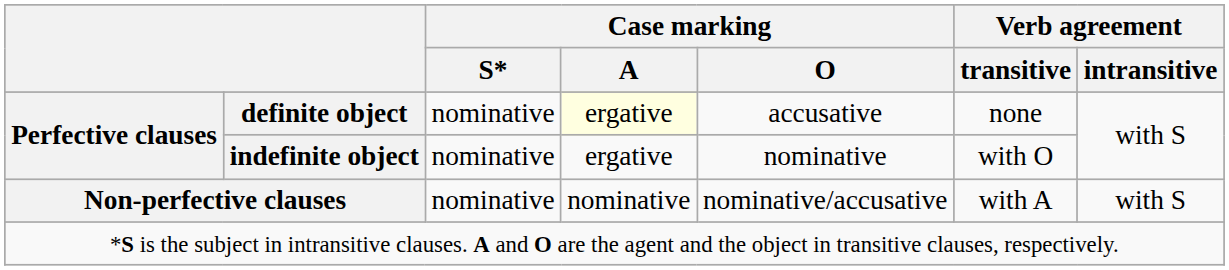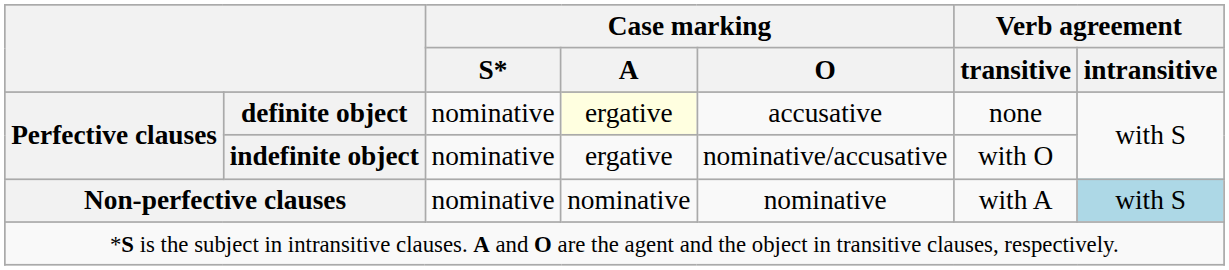(825, 156) nominative -> (825, 156) nominative/accusative
(825, 199) nominative/accusative -> (825, 199) nominative
(1151, 199) no background -> (1151, 199) lightblue background
